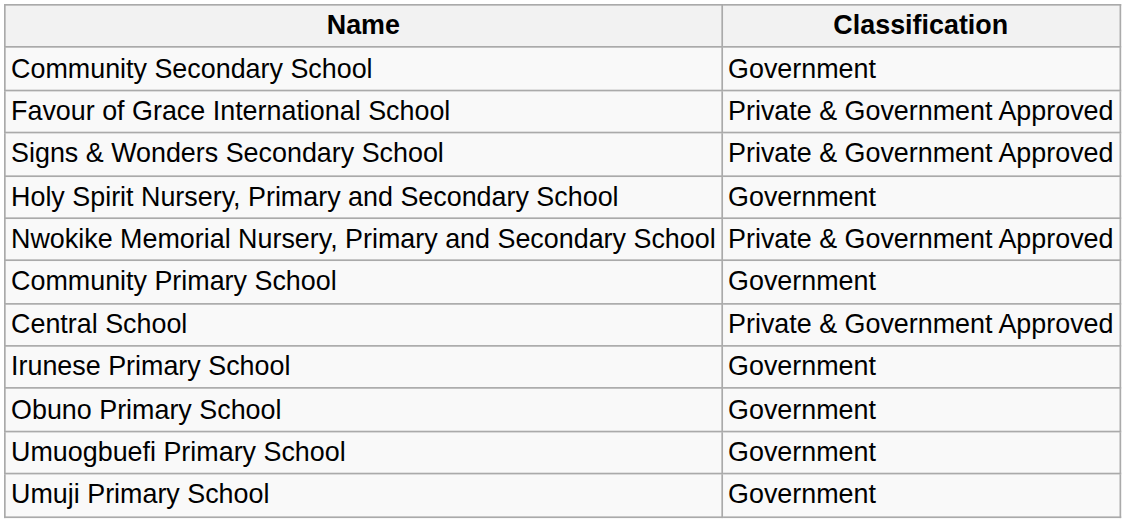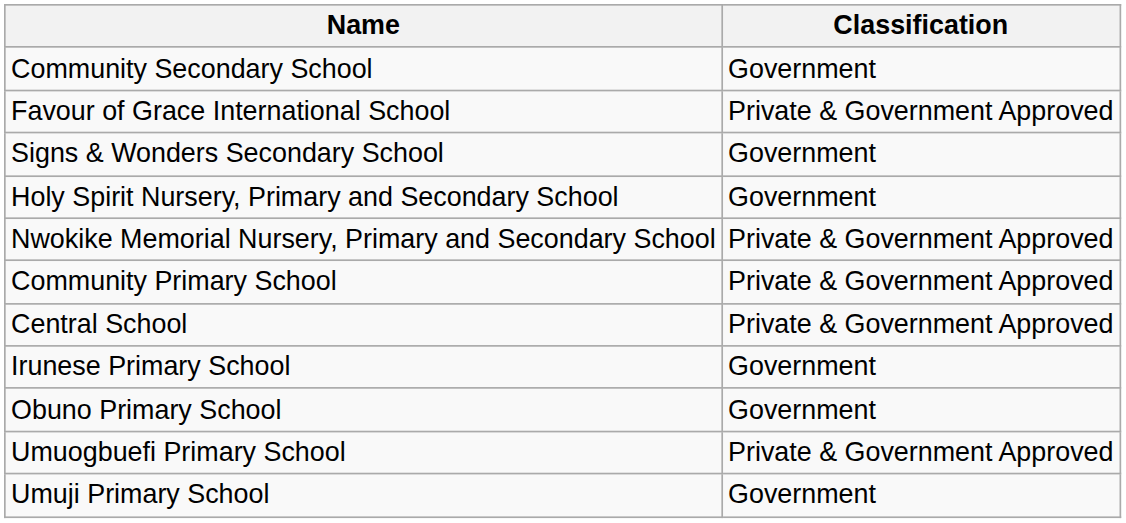(921, 153) Private & Government Approved -> (802, 153) Government
(802, 281) Government -> (921, 281) Private & Government Approved
(802, 452) Government -> (921, 452) Private & Government Approved
